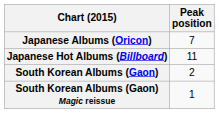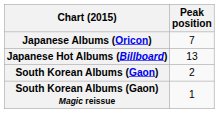(192, 56) 11 -> (192, 56) 13
